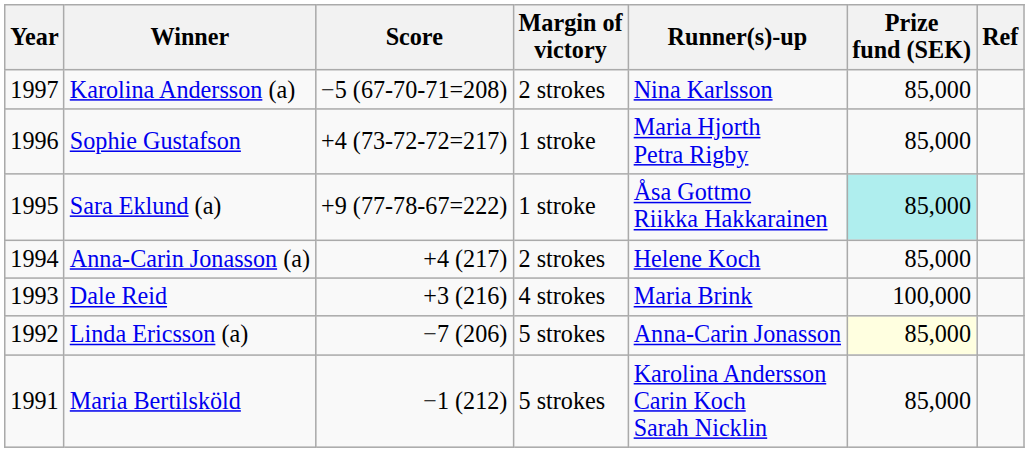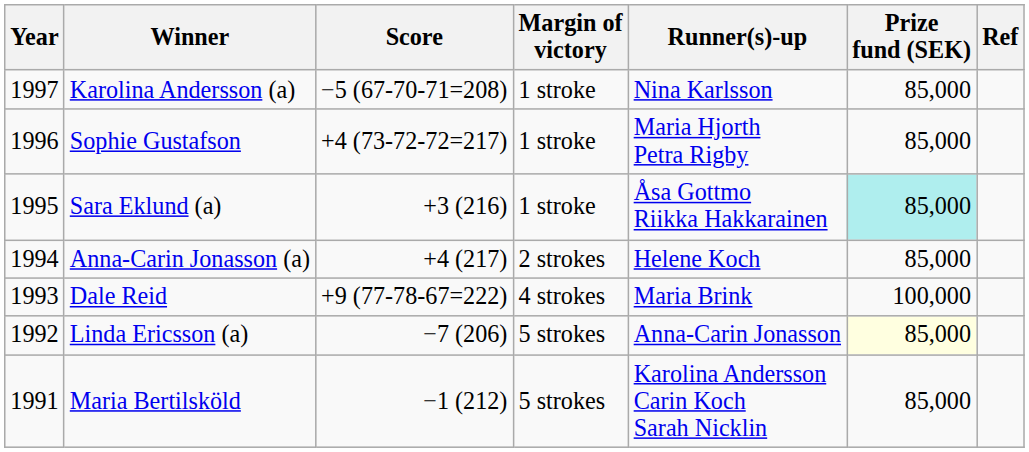(562, 89) 2 strokes -> (557, 89) 1 stroke
(414, 206) +9 (77-78-67=222) -> (465, 206) +3 (216)
(465, 296) +3 (216) -> (414, 296) +9 (77-78-67=222)
